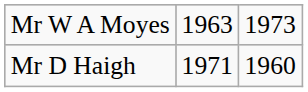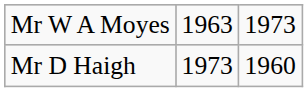(207, 65) 1971 -> (207, 65) 1973
